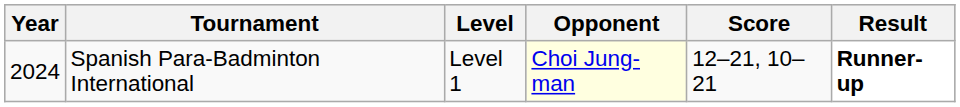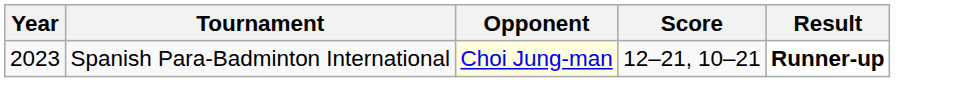- column: (485, 23)
(35, 71) 2024 -> (35, 58) 2023
